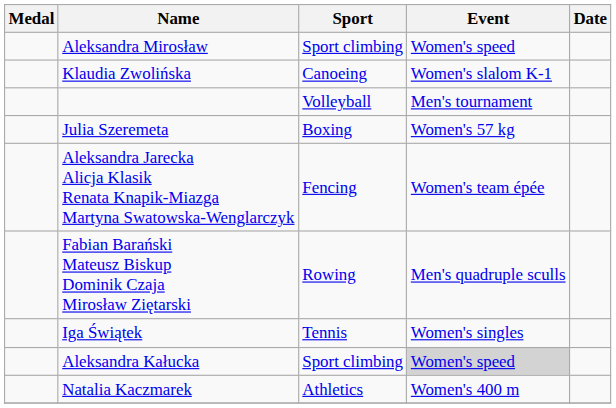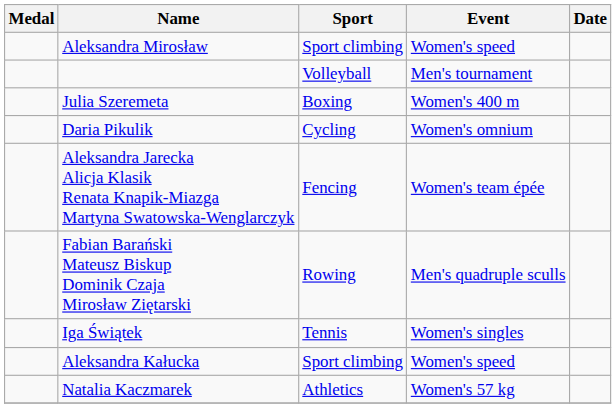- row: (127, 74)
(463, 129) Women's 57 kg -> (465, 102) Women's 400 m
+ row: (107, 129)
(463, 361) lightgrey background -> (463, 361) no background
(465, 388) Women's 400 m -> (463, 388) Women's 57 kg
